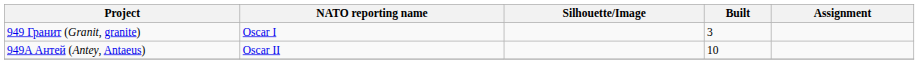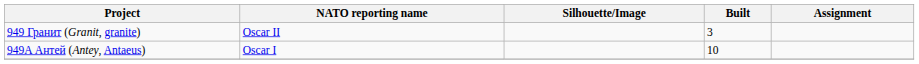(260, 31) Oscar I -> (261, 31) Oscar II
(261, 50) Oscar II -> (260, 50) Oscar I
